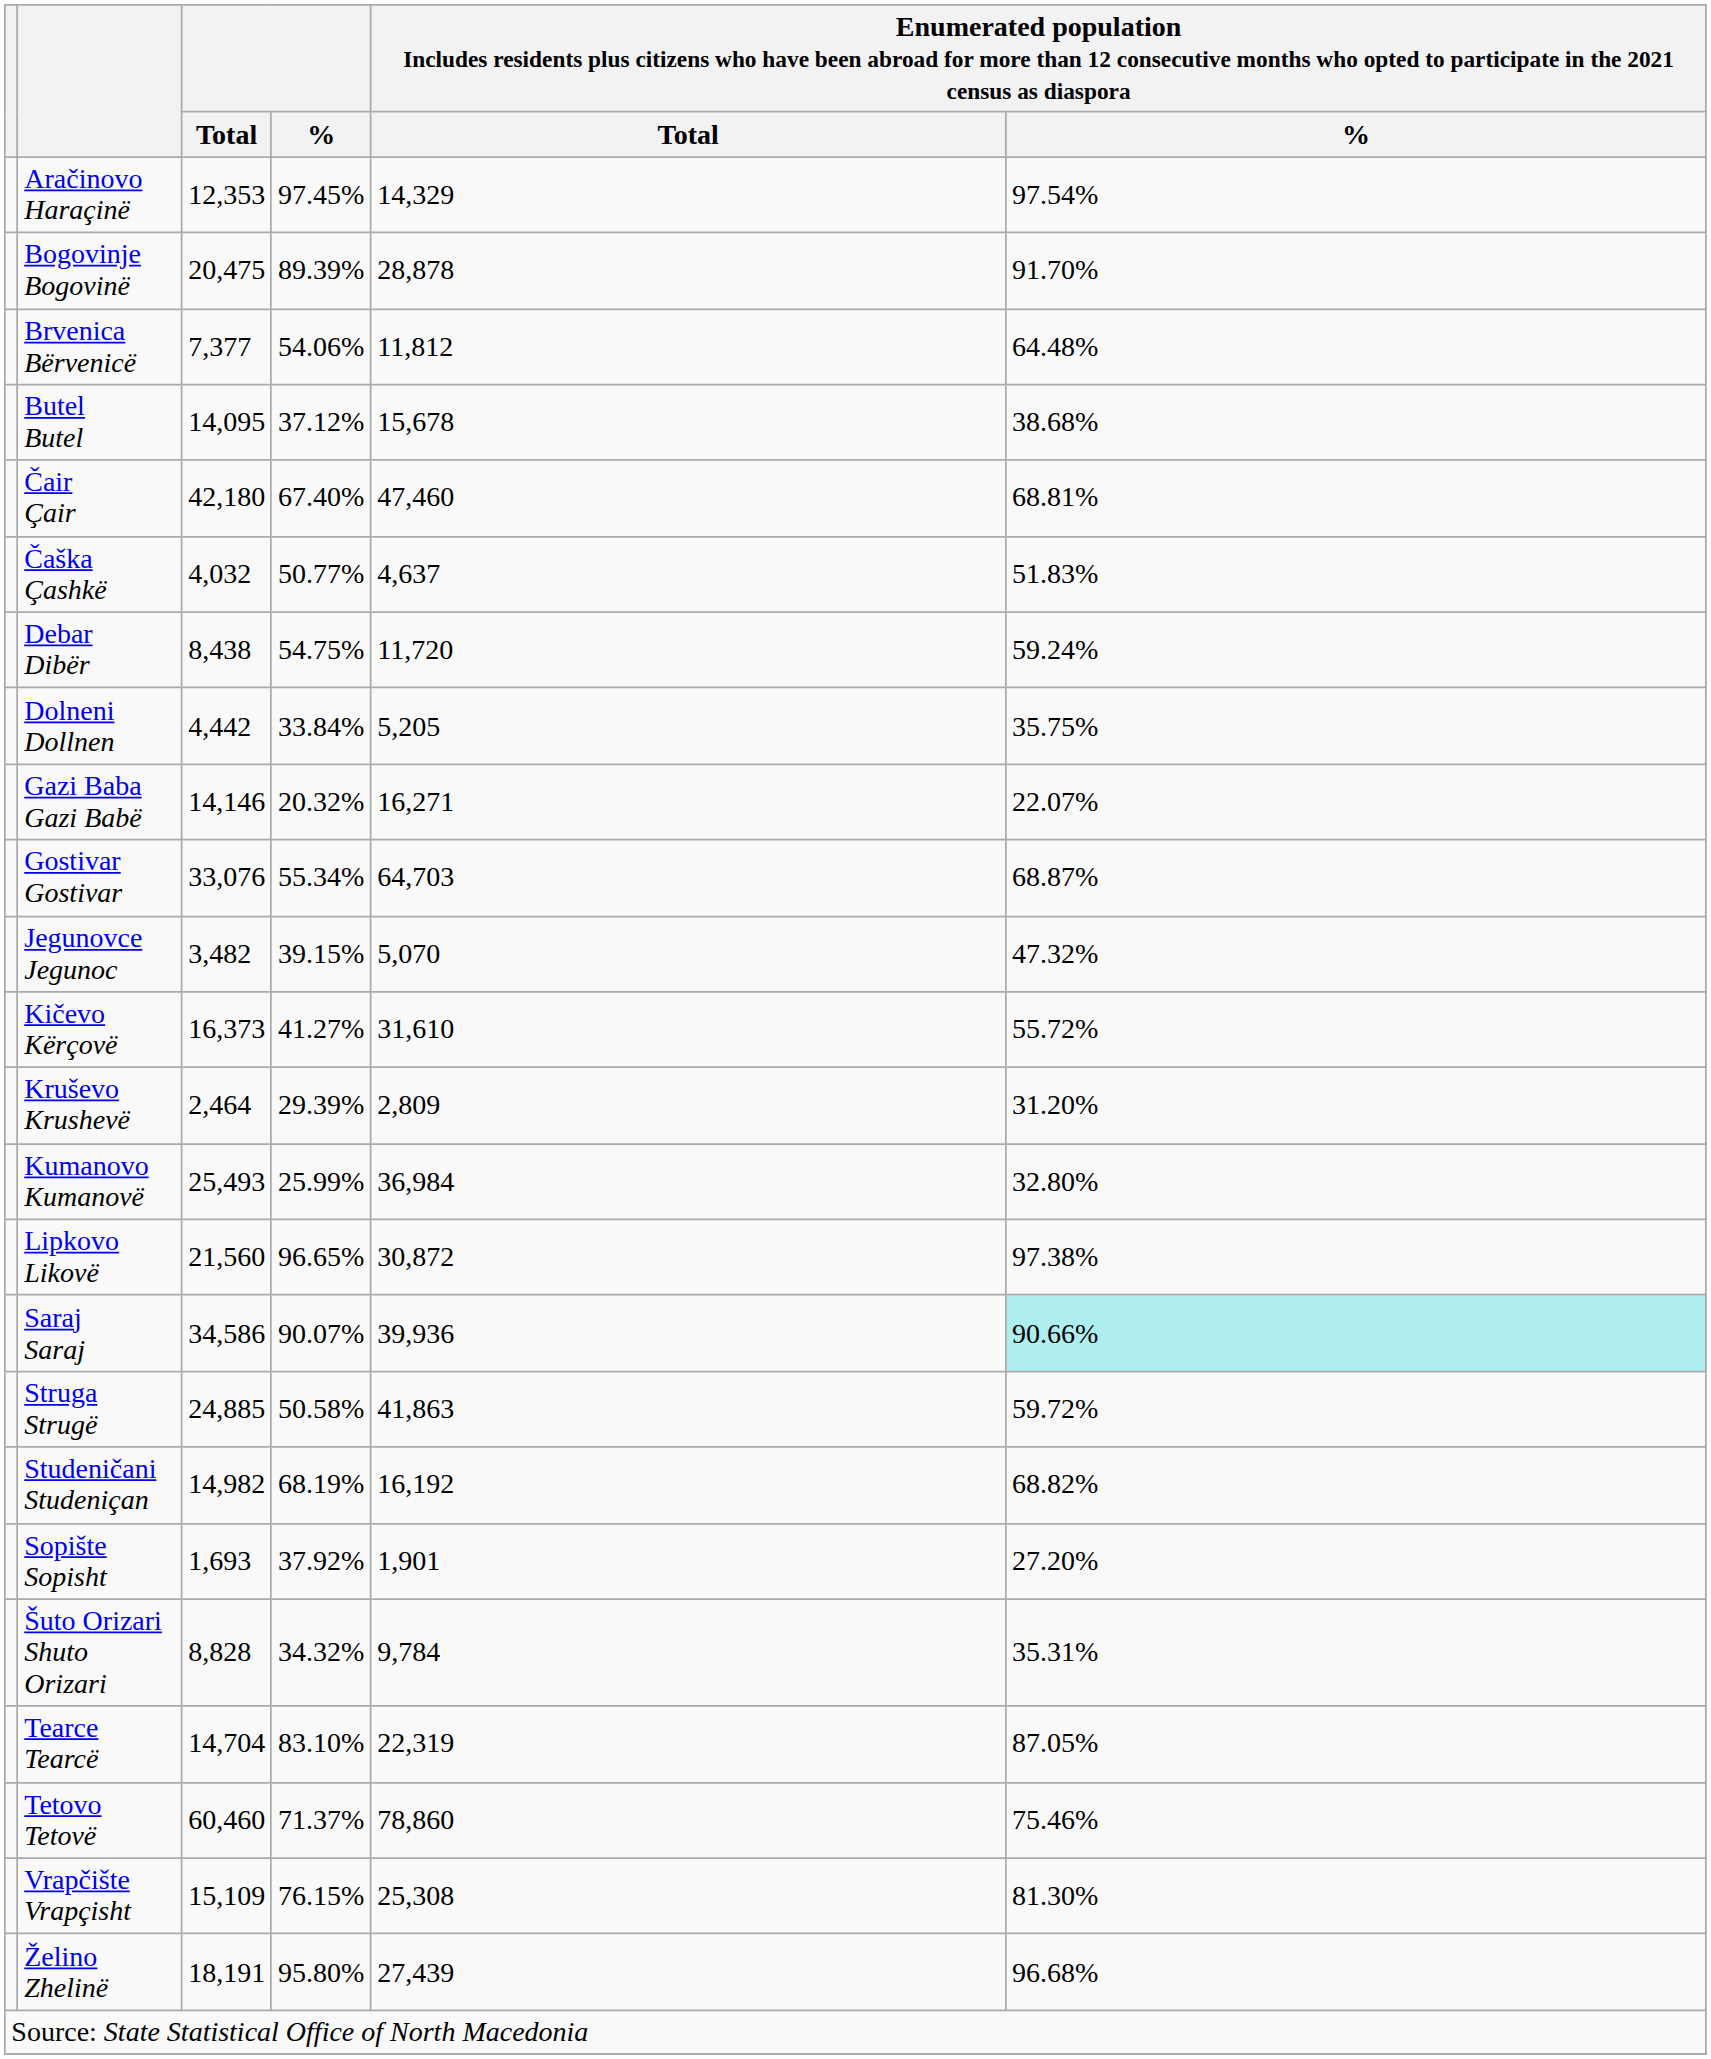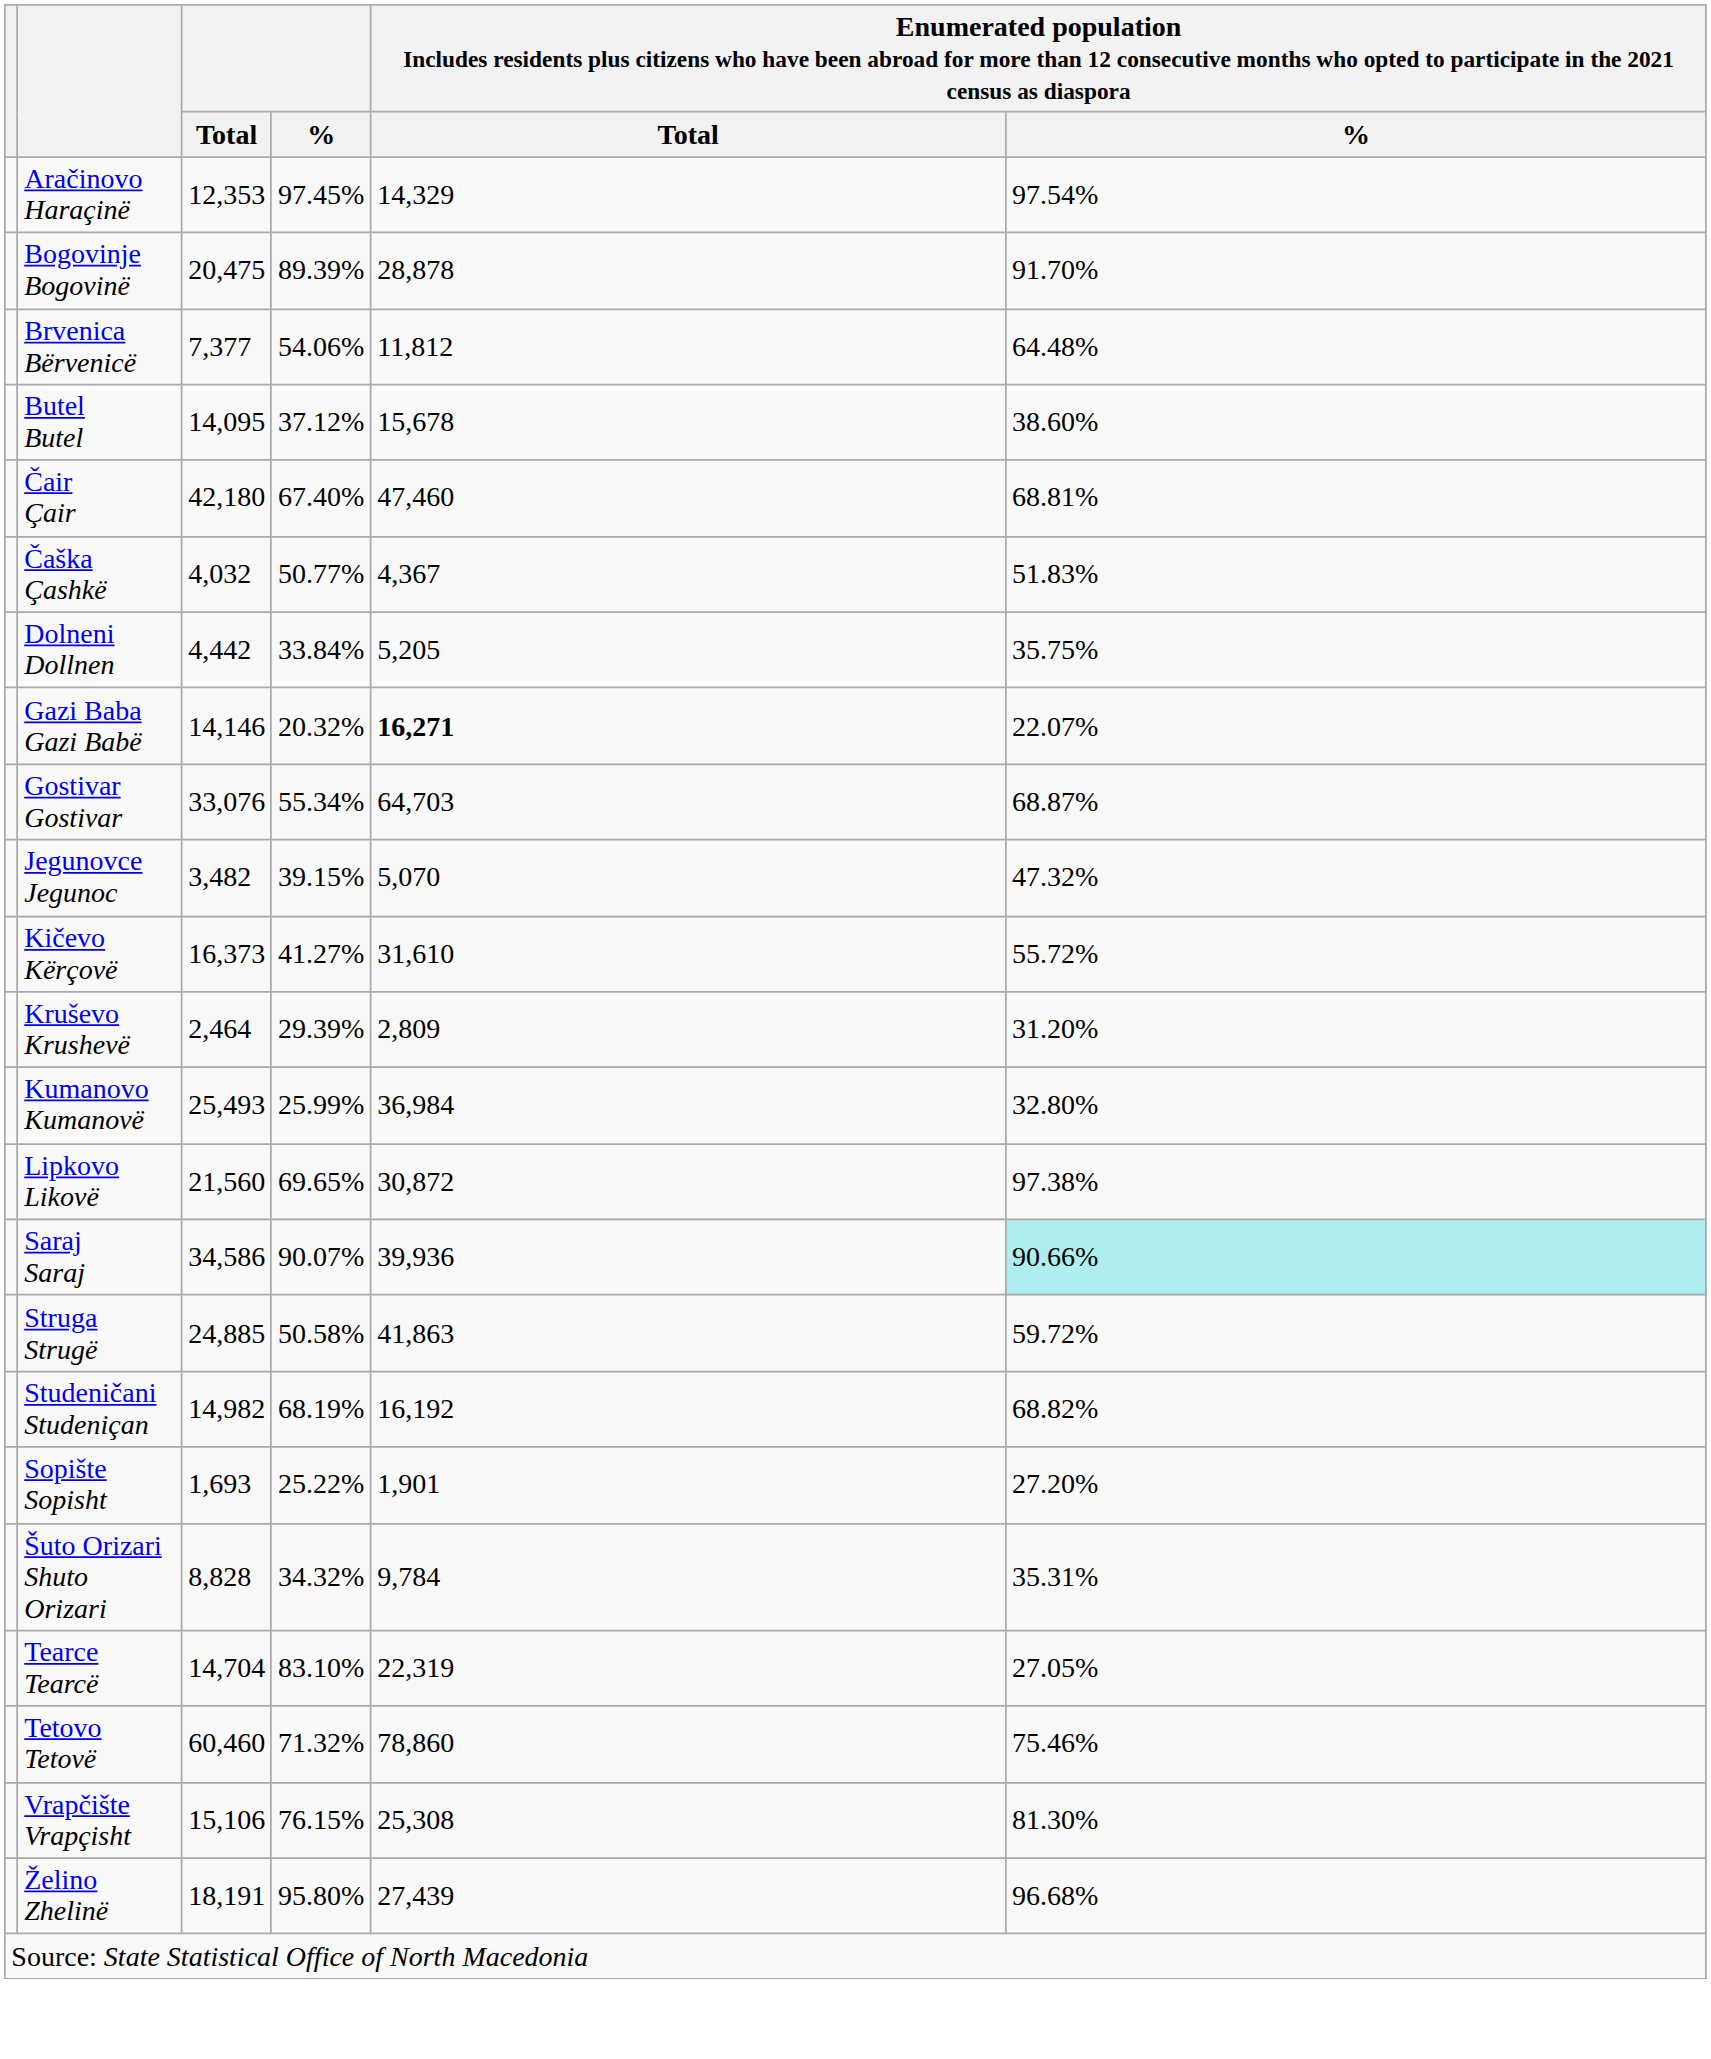(1055, 421) 38.68% -> (1055, 421) 38.60%
(409, 573) 4,637 -> (409, 573) 4,367
- row: (58, 649)
(416, 801) normal -> (416, 725) bold
(321, 1256) 96.65% -> (321, 1181) 69.65%
(321, 1560) 37.92% -> (321, 1484) 25.22%
(1055, 1743) 87.05% -> (1055, 1667) 27.05%
(321, 1819) 71.37% -> (321, 1743) 71.32%
(227, 1895) 15,109 -> (227, 1819) 15,106
